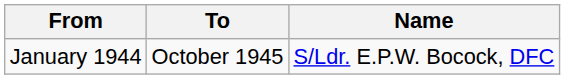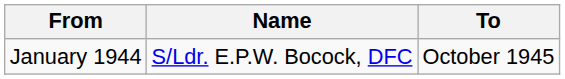columns swapped: (218, 21) <-> (424, 21)
